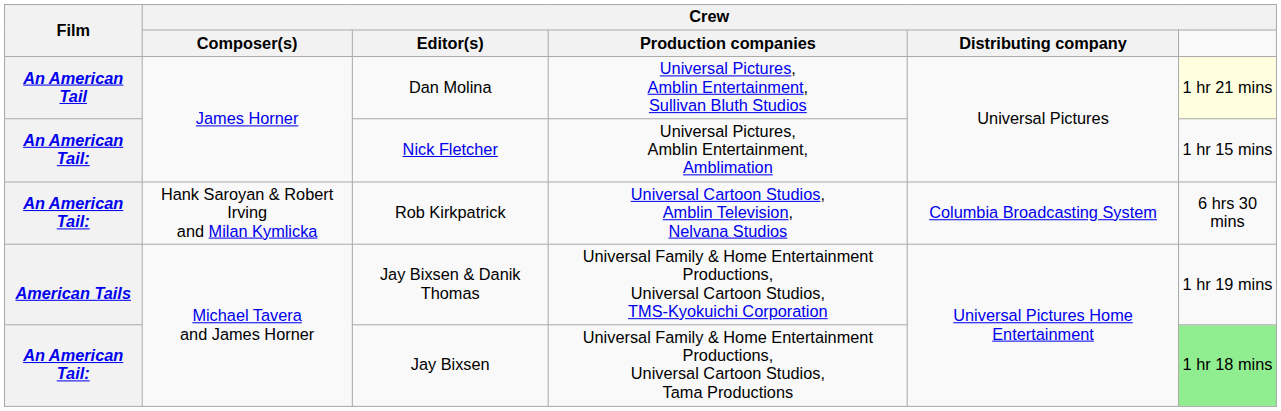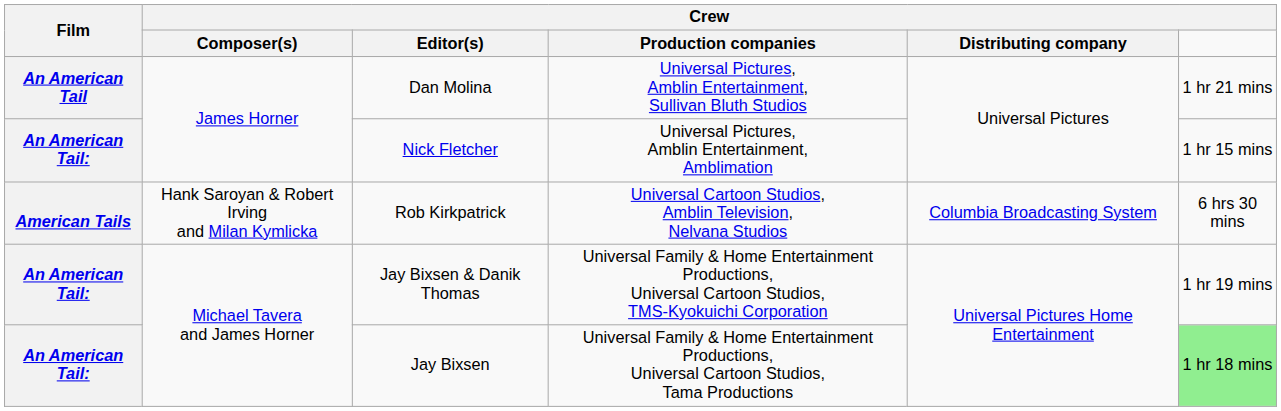(1227, 87) lightyellow background -> (1227, 87) no background
(73, 212) An American Tail: -> (73, 221) American Tails
(73, 293) American Tails -> (73, 284) An American Tail:
